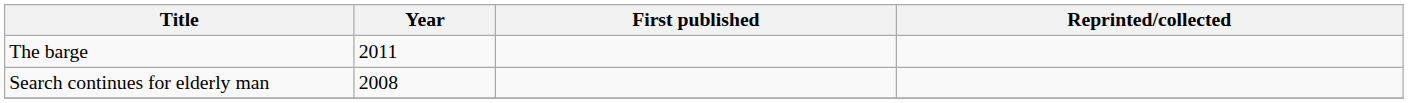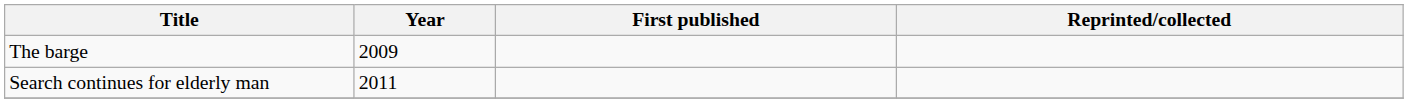(378, 51) 2011 -> (378, 51) 2009
(378, 82) 2008 -> (378, 82) 2011
